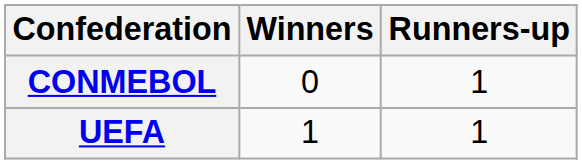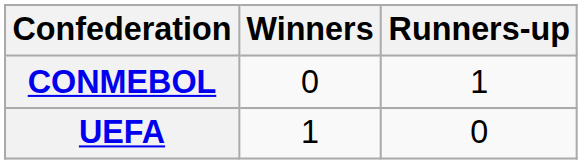(479, 132) 1 -> (479, 132) 0
